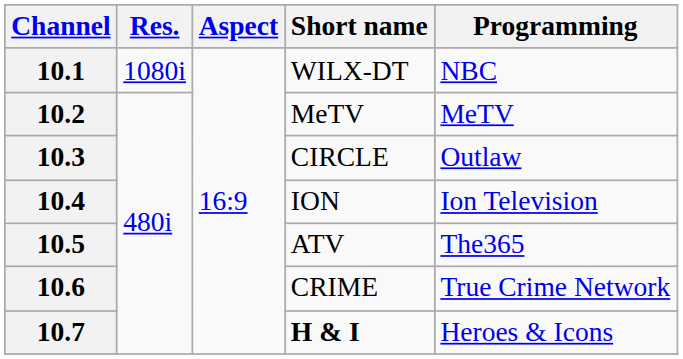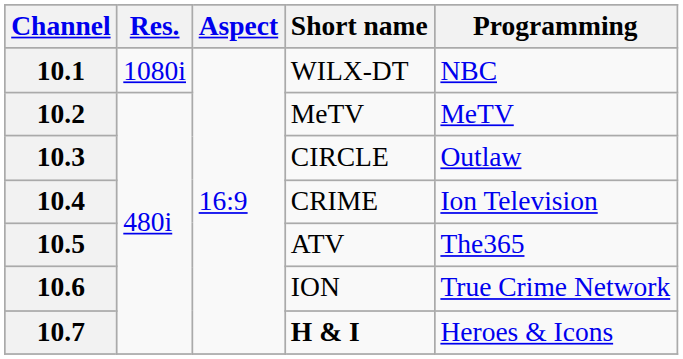(315, 200) ION -> (334, 200) CRIME
(334, 288) CRIME -> (315, 288) ION
